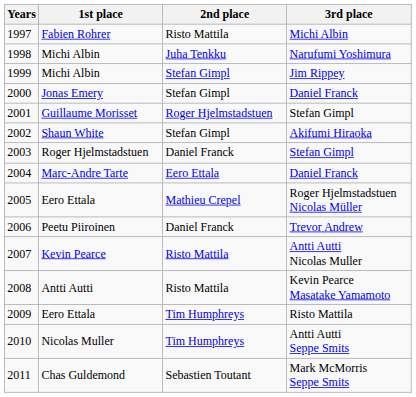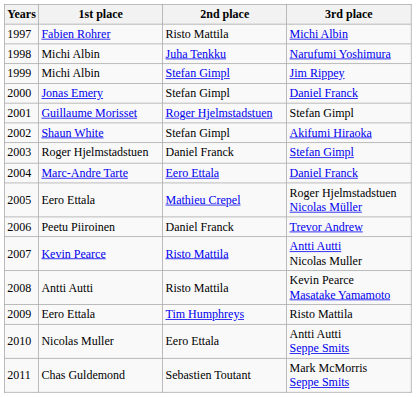(205, 341) Tim Humphreys -> (192, 341) Eero Ettala
